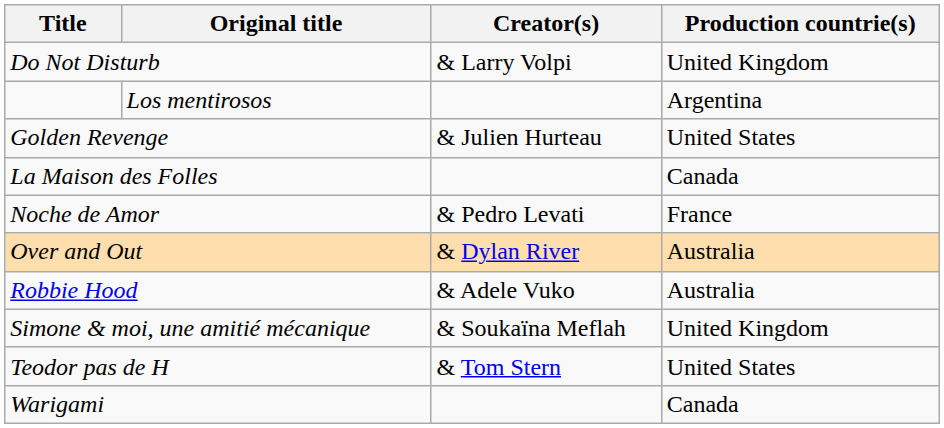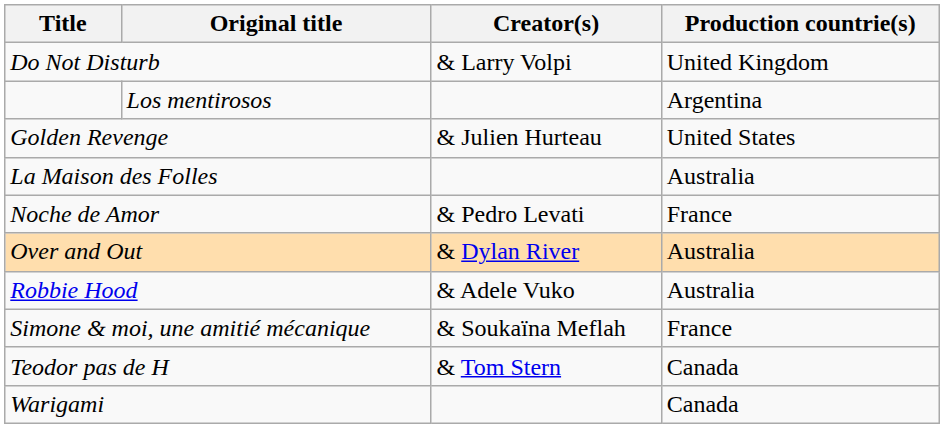(703, 175) Canada -> (711, 175) Australia
(748, 328) United Kingdom -> (699, 328) France
(731, 366) United States -> (703, 366) Canada
